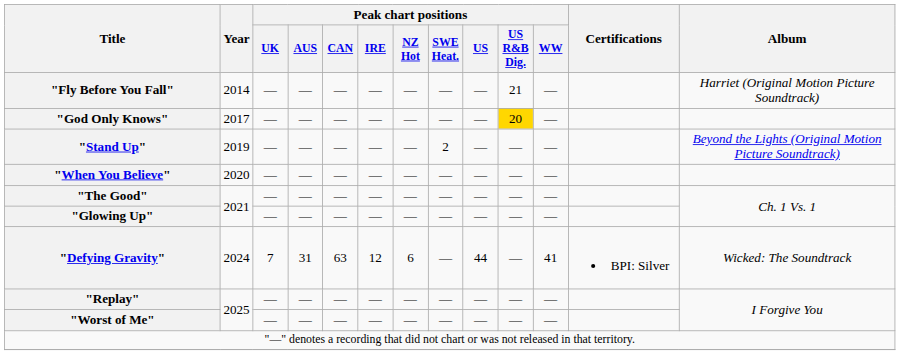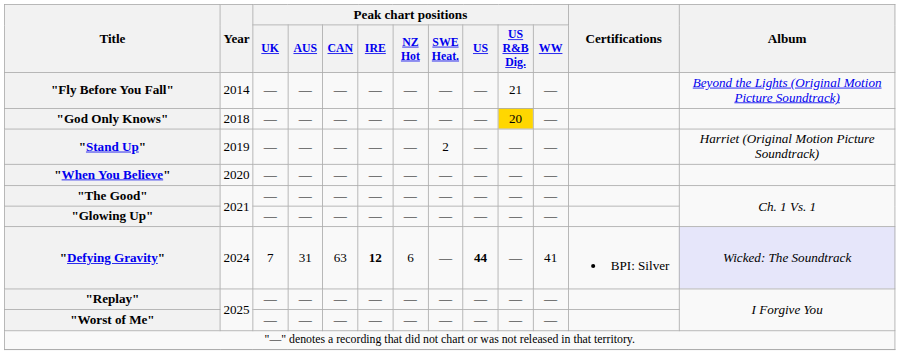(787, 90) Harriet (Original Motion Picture Soundtrack) -> (787, 90) Beyond the Lights (Original Motion Picture Soundtrack)
(237, 118) 2017 -> (237, 118) 2018
(787, 146) Beyond the Lights (Original Motion Picture Soundtrack) -> (787, 146) Harriet (Original Motion Picture Soundtrack)
(375, 257) normal -> (375, 257) bold
(481, 257) normal -> (481, 257) bold
(787, 257) no background -> (787, 257) lavender background
